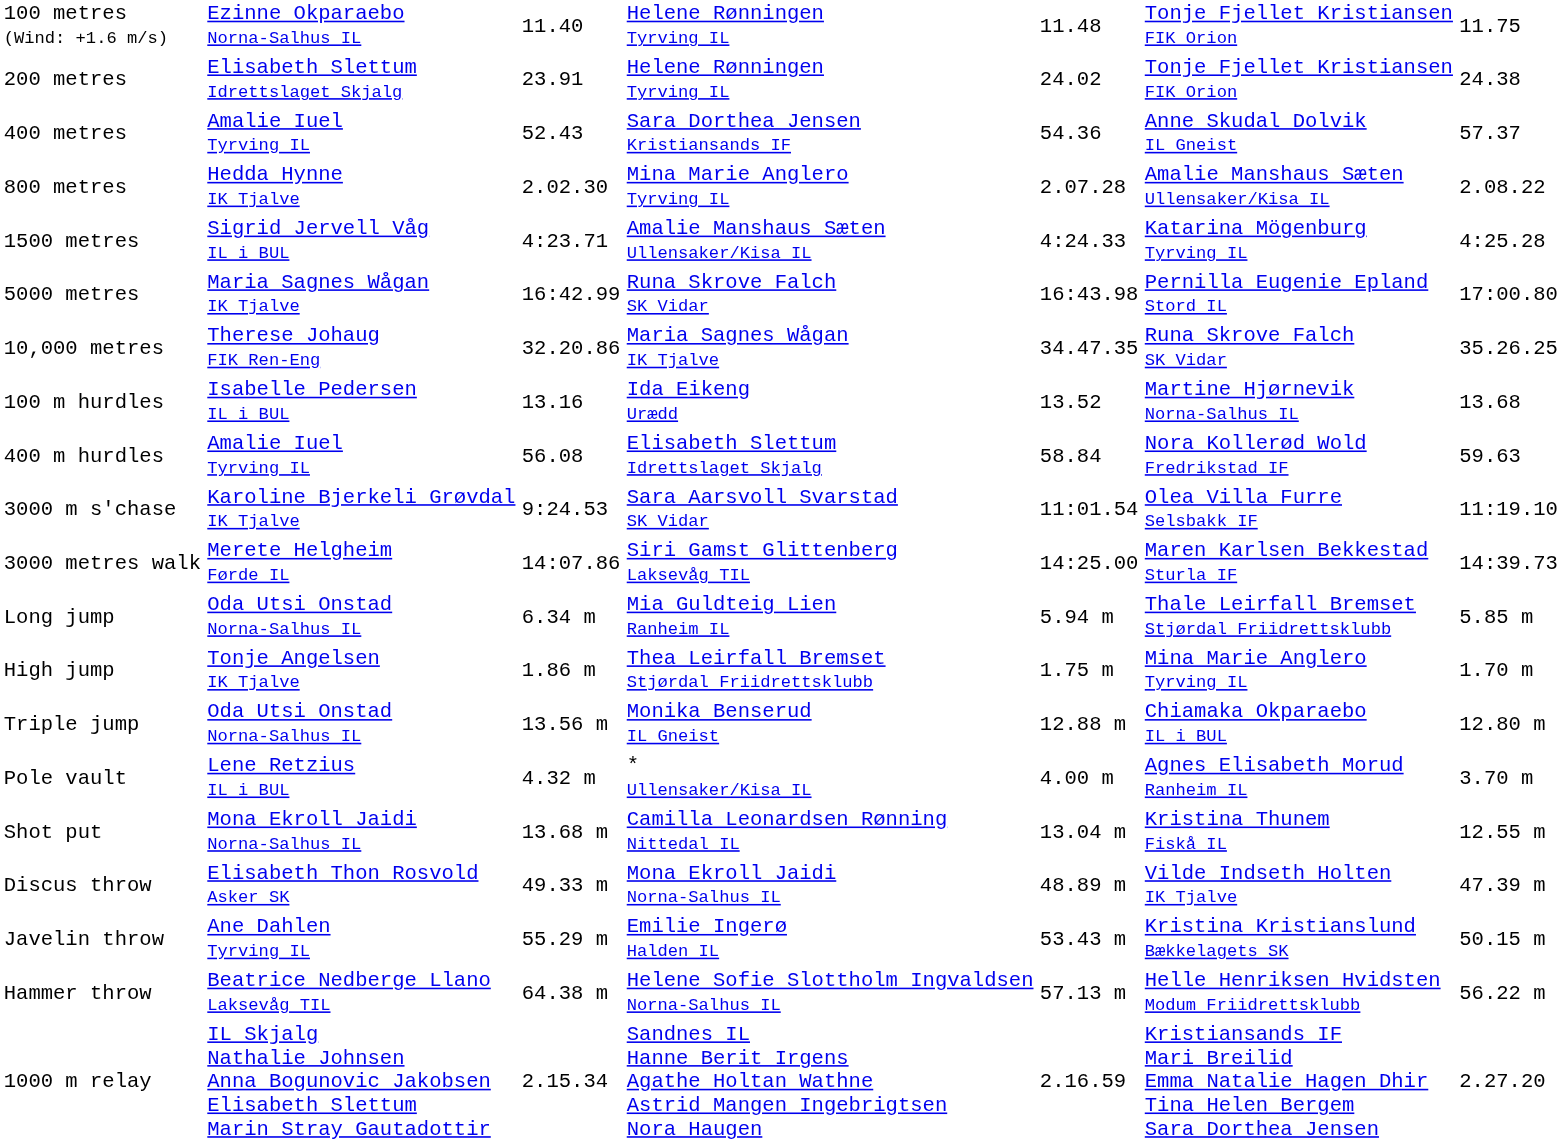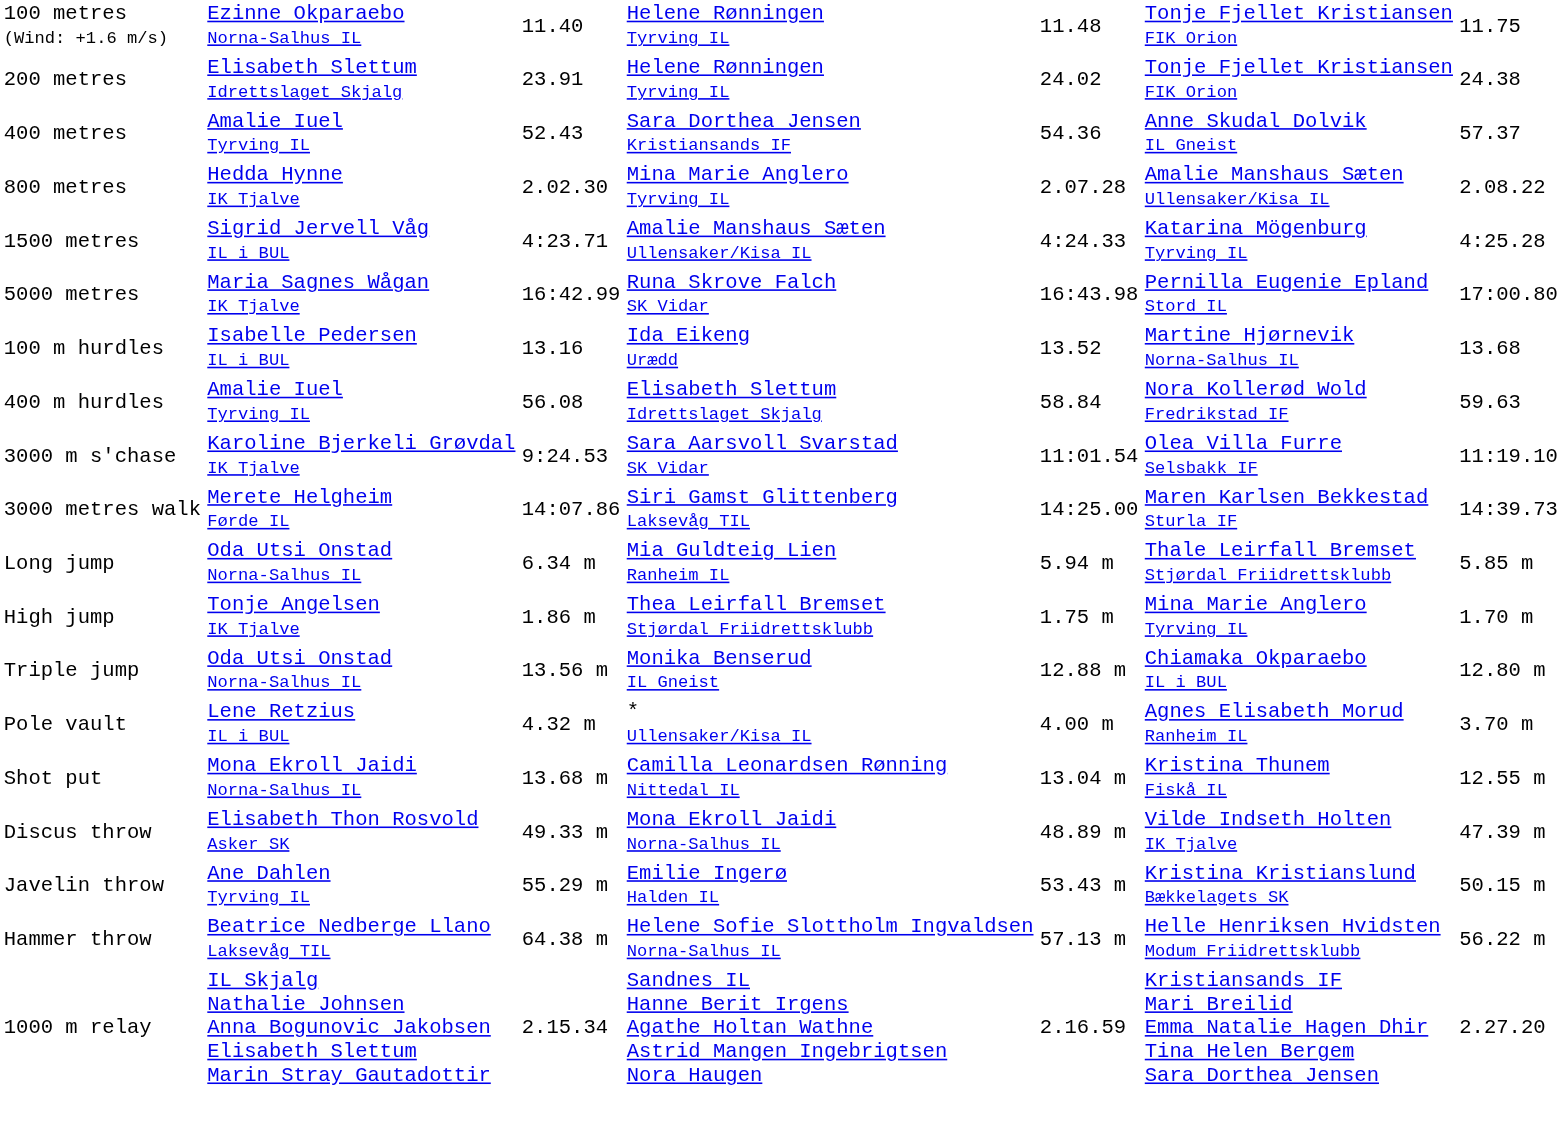- row: (84, 348)
